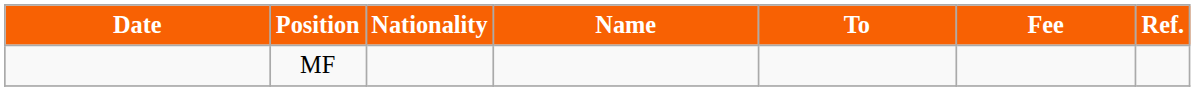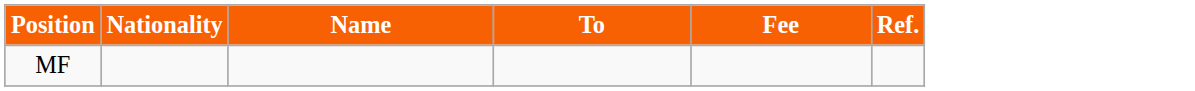- column: (137, 24)
